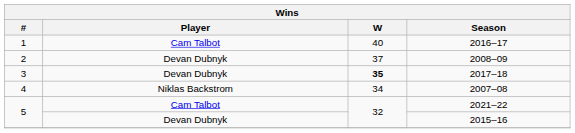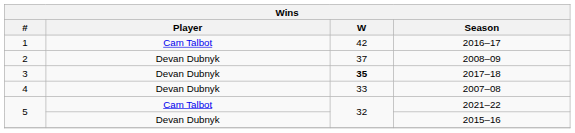(378, 43) 40 -> (362, 43) 42
(195, 89) Niklas Backstrom -> (188, 89) Devan Dubnyk
(378, 89) 34 -> (362, 89) 33
